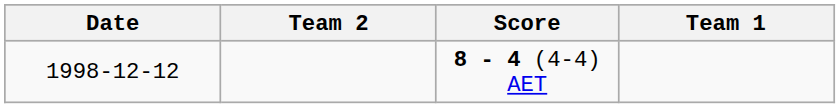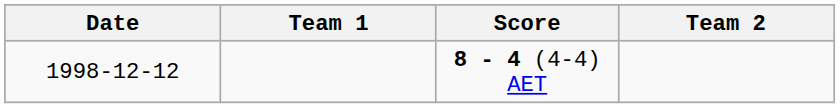columns swapped: (726, 23) <-> (329, 23)
